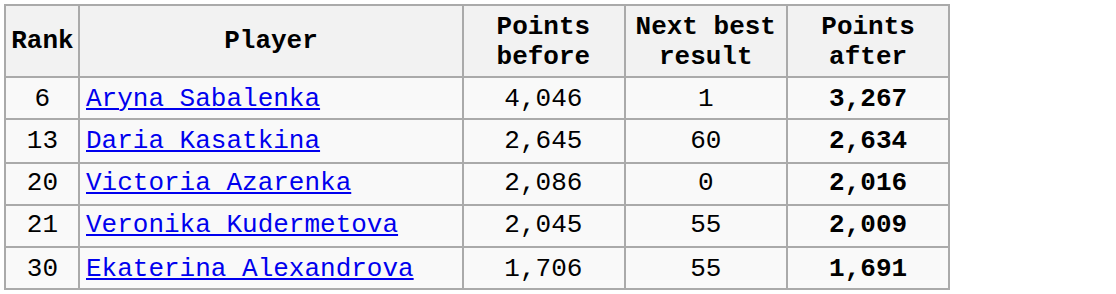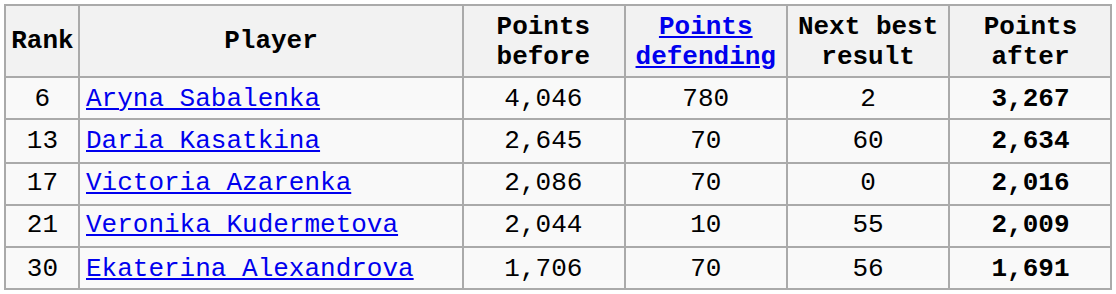+ column: (706, 41)
(706, 99) 1 -> (868, 99) 2
(42, 183) 20 -> (42, 183) 17
(543, 226) 2,045 -> (543, 226) 2,044
(706, 268) 55 -> (868, 268) 56
